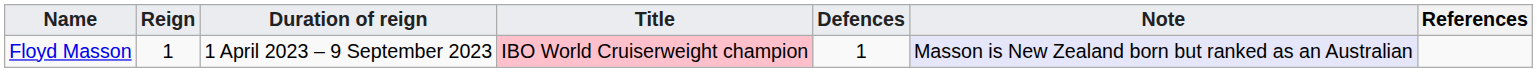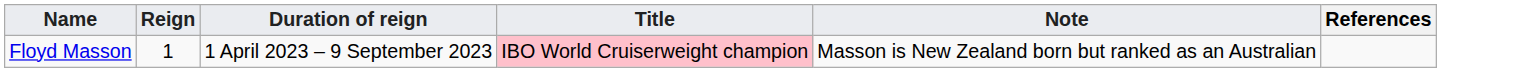- column: (861, 20)
(1163, 51) lavender background -> (1067, 51) no background
